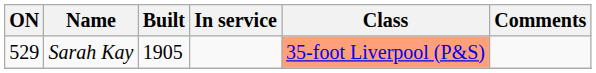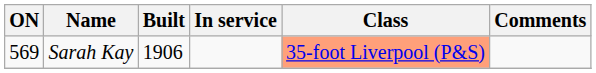(24, 52) 529 -> (24, 52) 569
(163, 52) 1905 -> (163, 52) 1906
